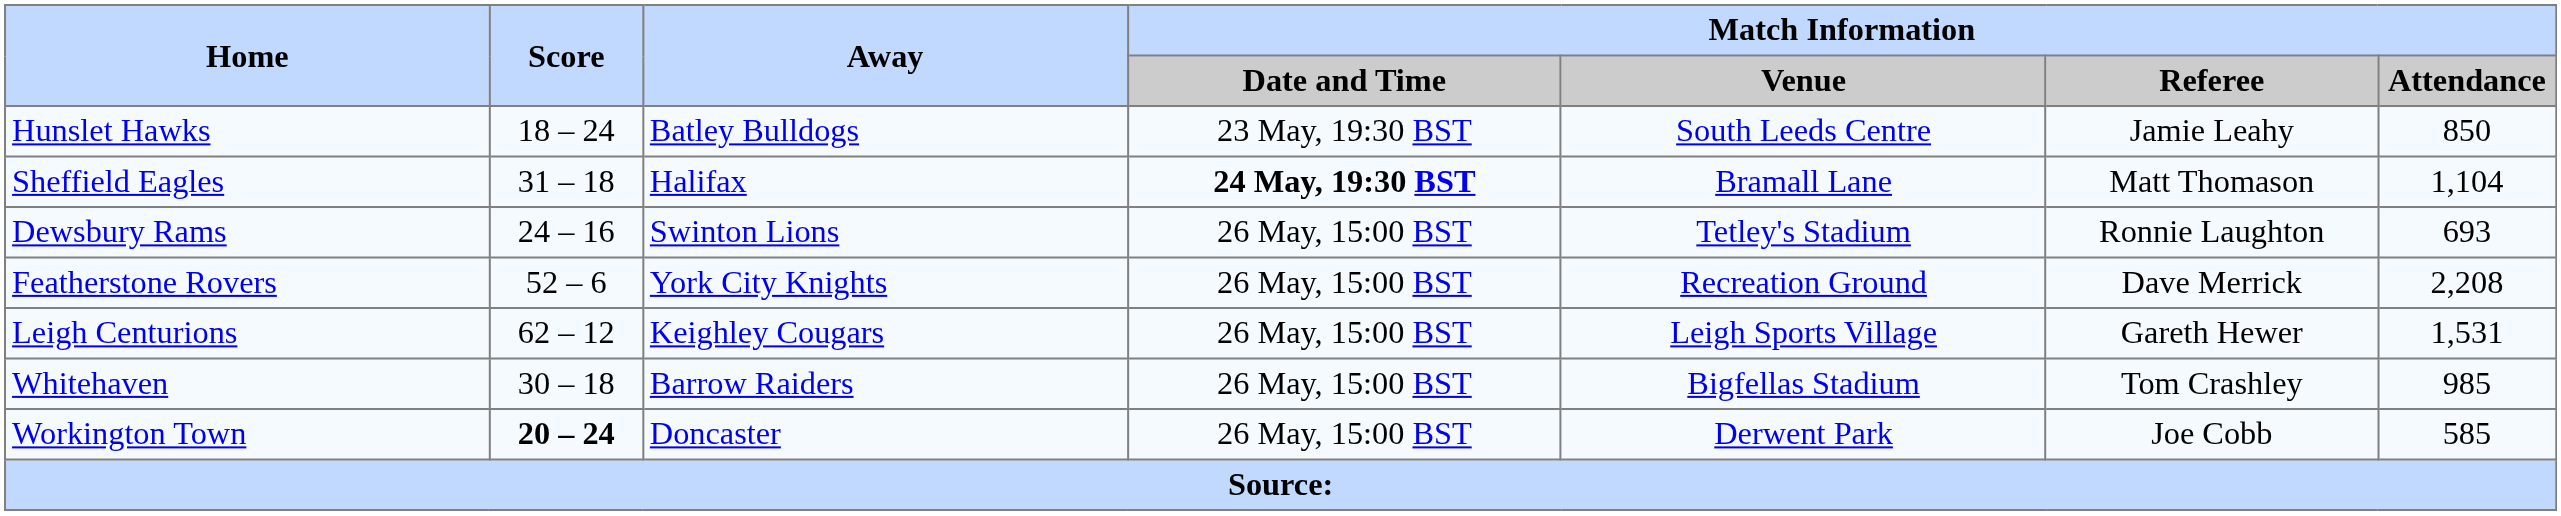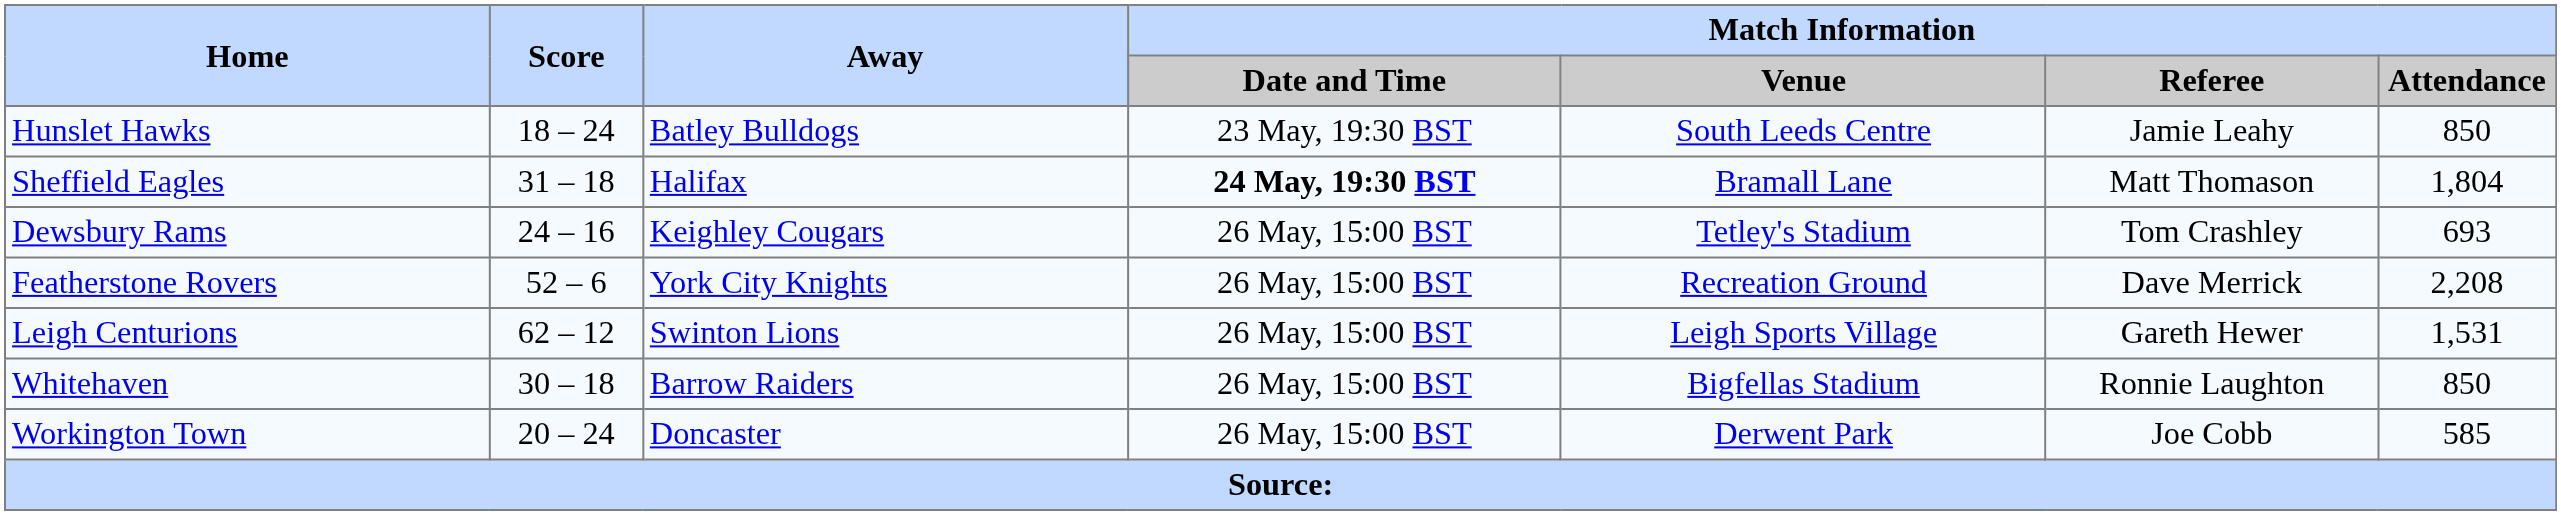(2467, 181) 1,104 -> (2467, 181) 1,804
(745, 231) Swinton Lions -> (767, 231) Keighley Cougars
(2212, 231) Ronnie Laughton -> (2212, 231) Tom Crashley
(767, 332) Keighley Cougars -> (745, 332) Swinton Lions
(2212, 383) Tom Crashley -> (2212, 383) Ronnie Laughton
(2467, 383) 985 -> (2467, 383) 850
(566, 433) bold -> (566, 433) normal
